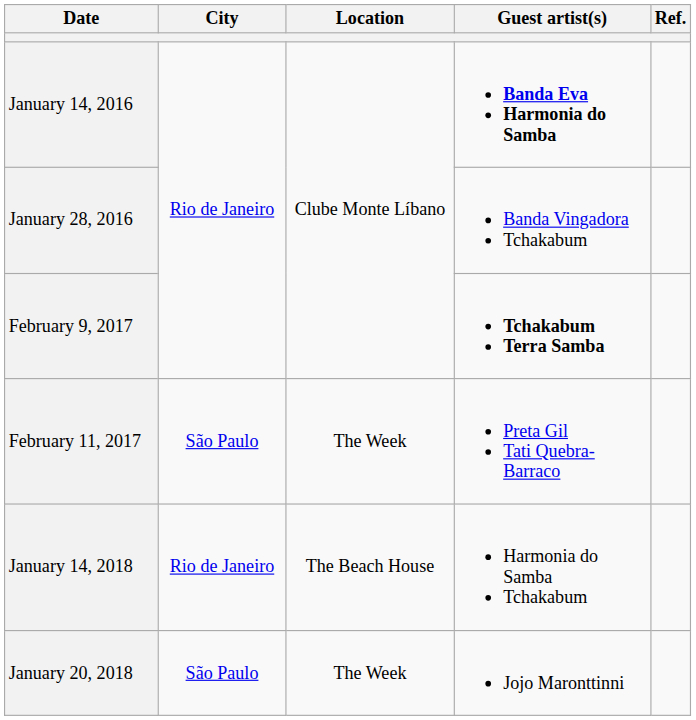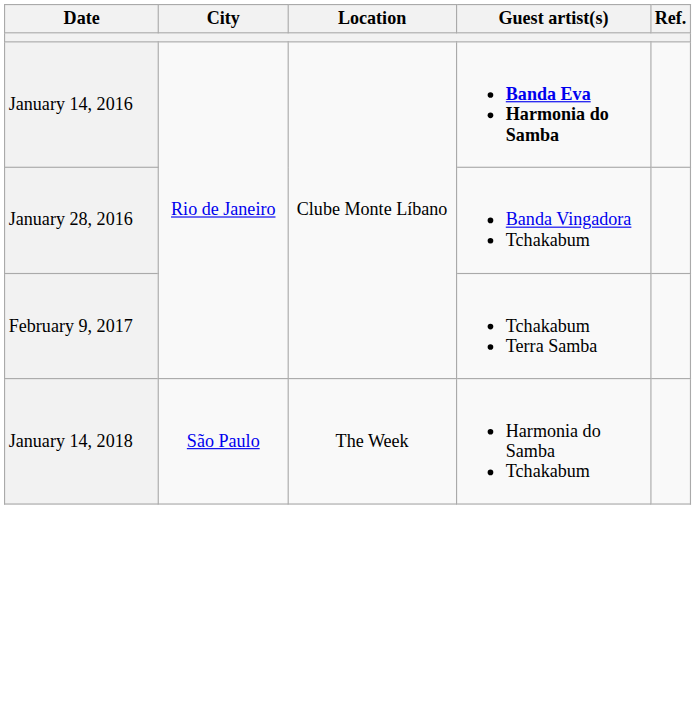(552, 336) bold -> (553, 336) normal
- row: (75, 441)
(222, 567) Rio de Janeiro -> (223, 441) São Paulo
(370, 567) The Beach House -> (372, 441) The Week
- row: (71, 672)
